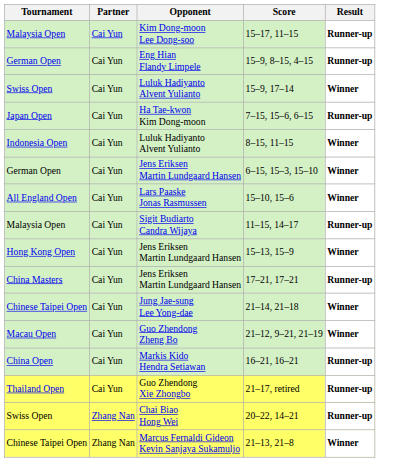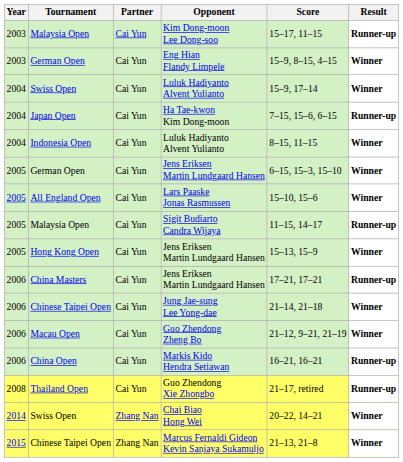+ column: (16, 12)
(350, 61) Runner-up -> (367, 61) Winner
(350, 416) Runner-up -> (367, 416) Winner
